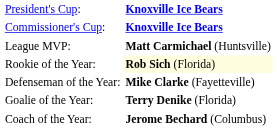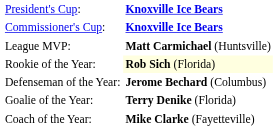(190, 82) Mike Clarke (Fayetteville) -> (196, 82) Jerome Bechard (Columbus)
(196, 119) Jerome Bechard (Columbus) -> (190, 119) Mike Clarke (Fayetteville)
